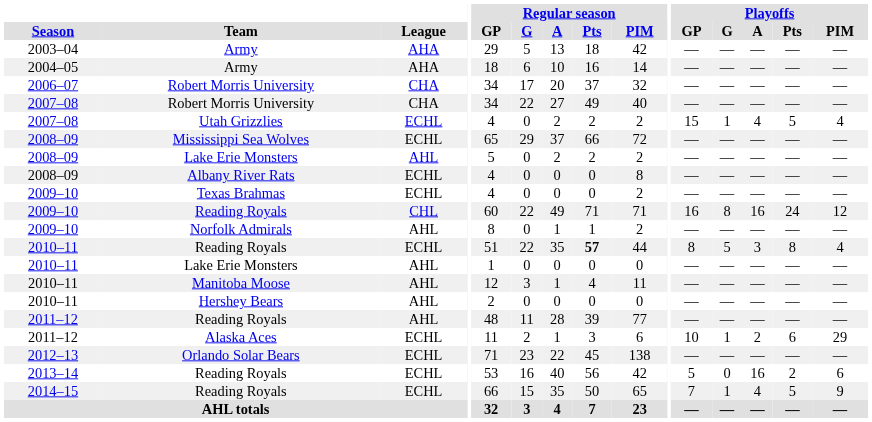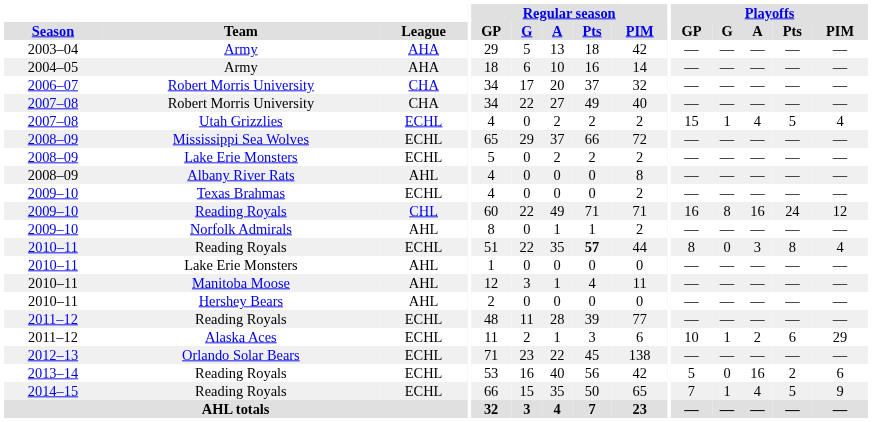(424, 157) AHL -> (424, 157) ECHL
(424, 175) ECHL -> (424, 175) AHL
(727, 247) 5 -> (727, 247) 0
(424, 319) AHL -> (424, 319) ECHL
